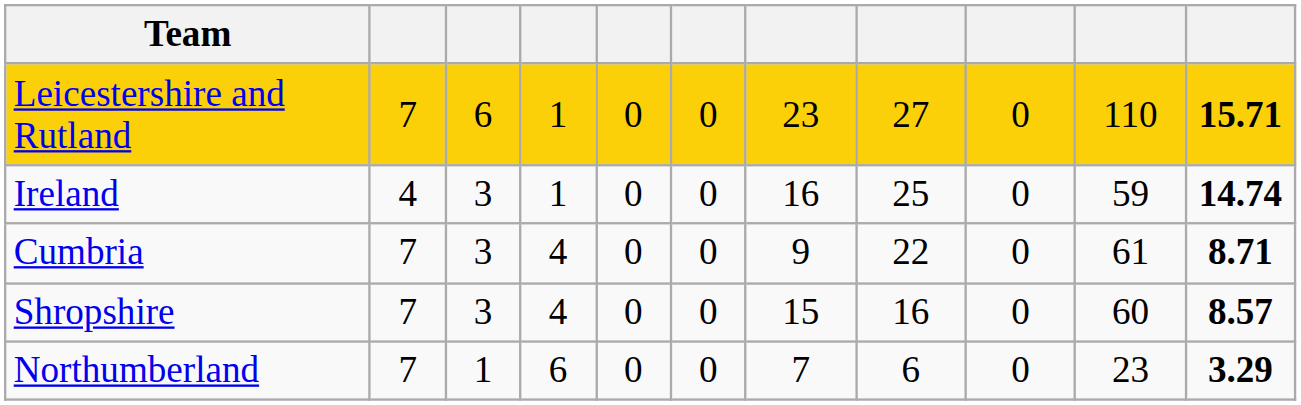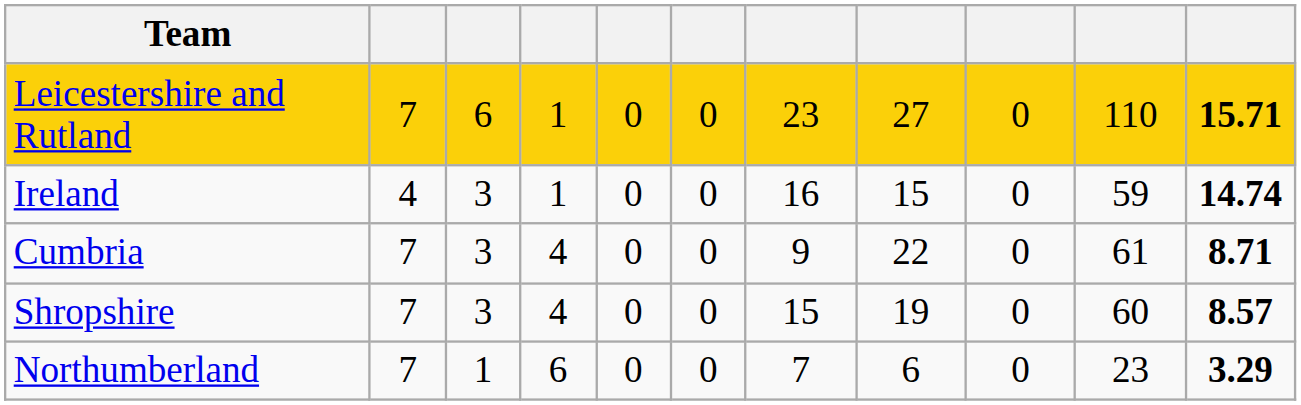(911, 193) 25 -> (911, 193) 15
(911, 311) 16 -> (911, 311) 19
